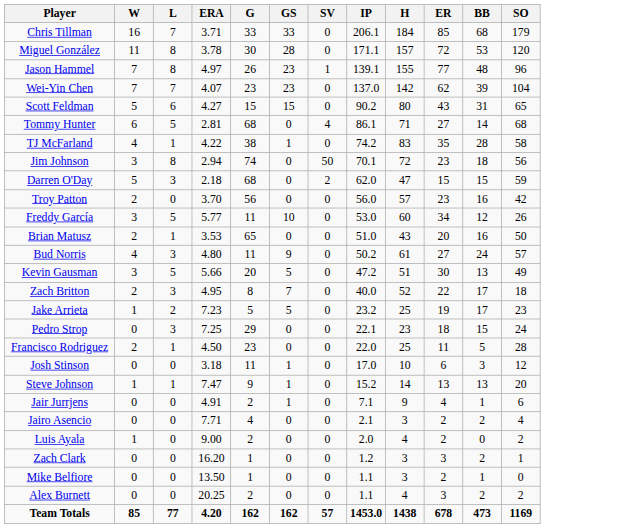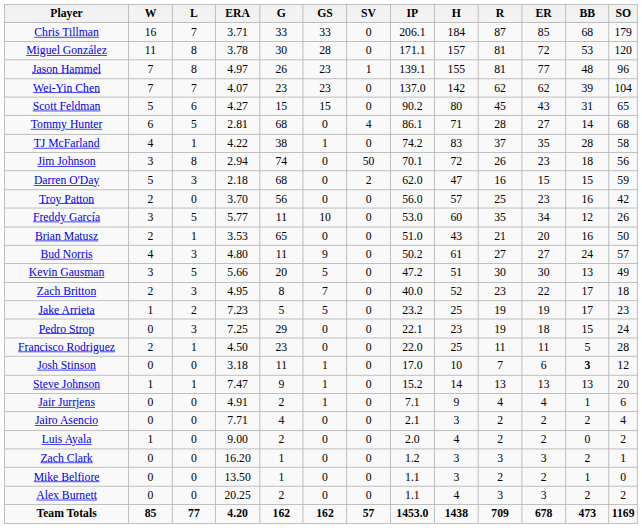+ column: (500, 13)
(482, 365) normal -> (587, 365) bold
